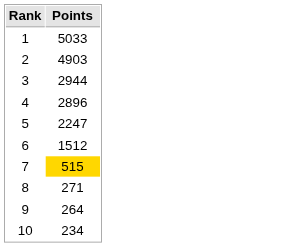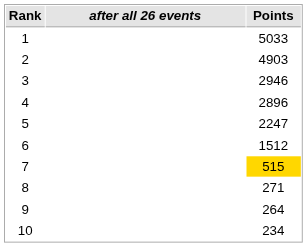+ column: (145, 16)
(73, 81) 2944 -> (273, 81) 2946
